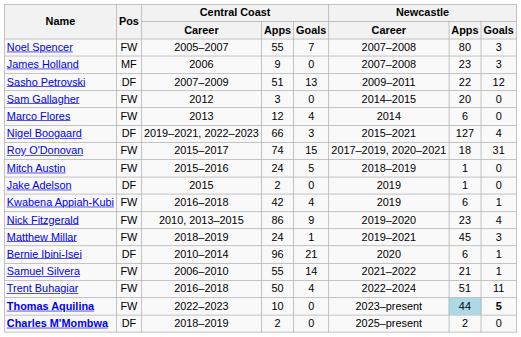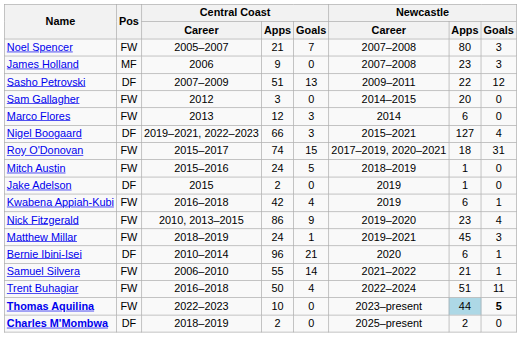(277, 47) 55 -> (277, 47) 21
(311, 116) 4 -> (311, 116) 3
